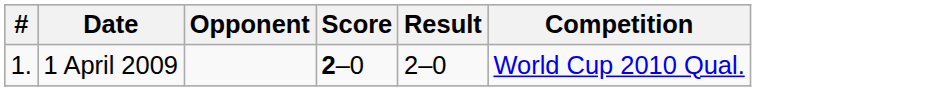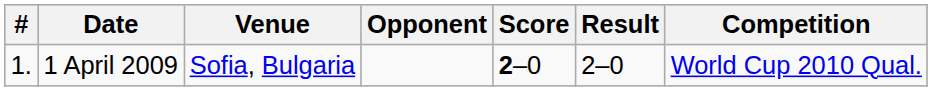+ column: (272, 24)
